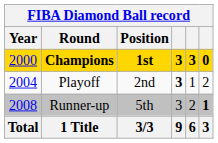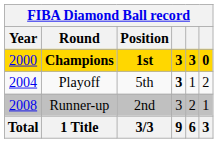(145, 82) 2nd -> (145, 82) 5th
(145, 104) 5th -> (145, 104) 2nd
(206, 104) bold -> (206, 104) normal
